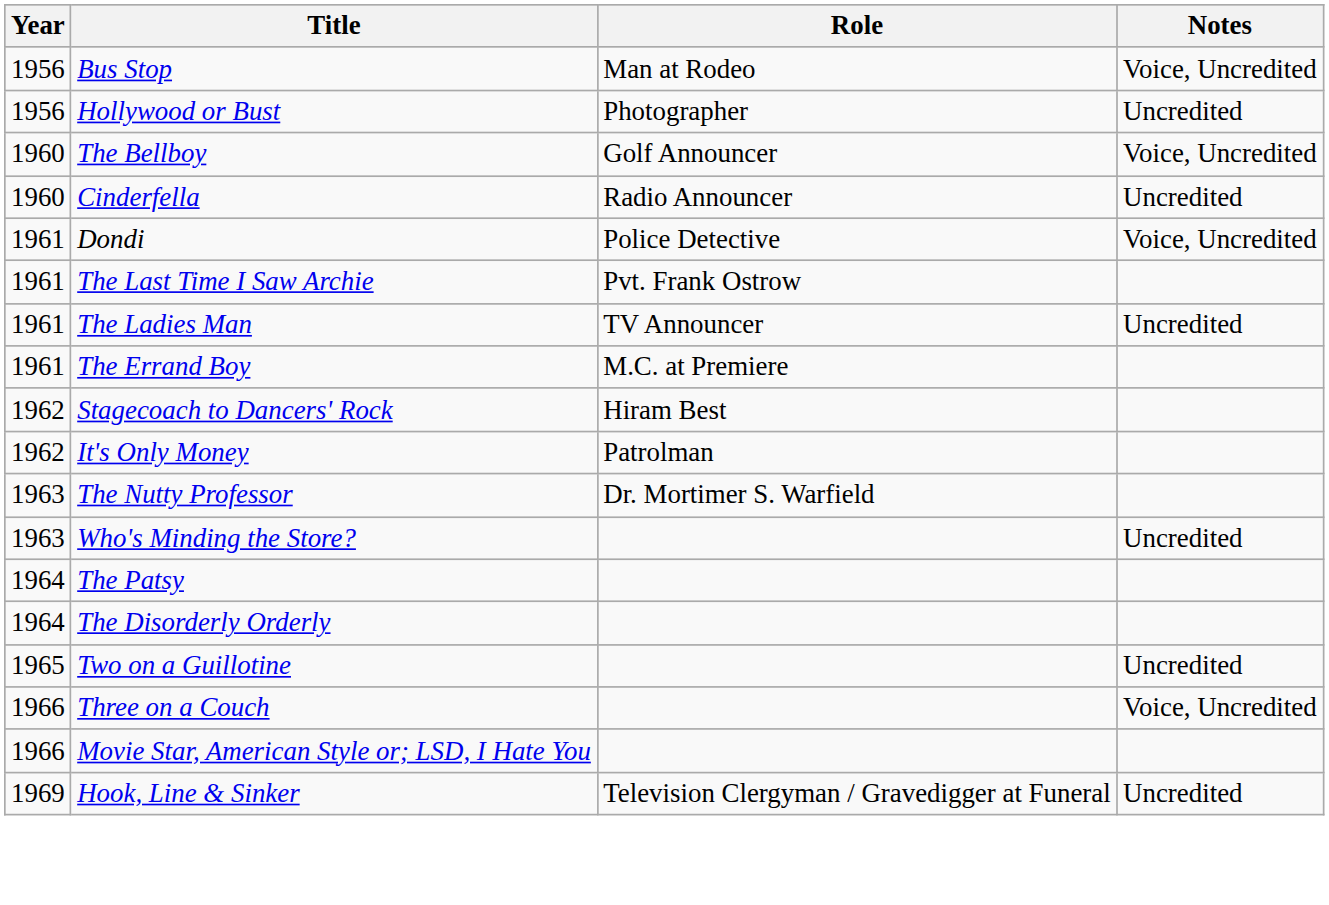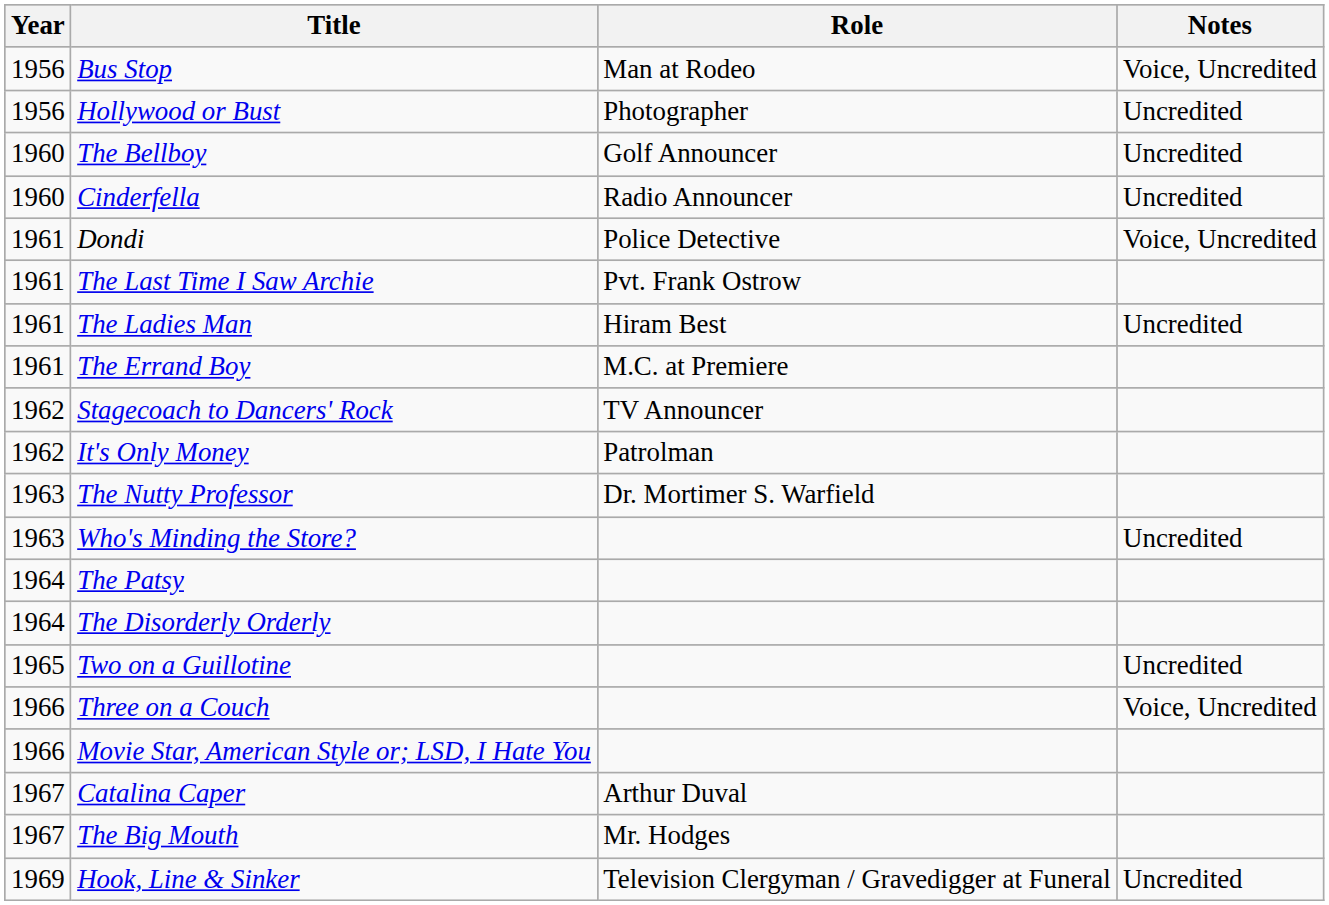(1220, 153) Voice, Uncredited -> (1183, 153) Uncredited
(683, 324) TV Announcer -> (665, 324) Hiram Best
(665, 409) Hiram Best -> (683, 409) TV Announcer
+ row: (161, 793)
+ row: (158, 835)
